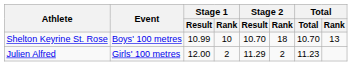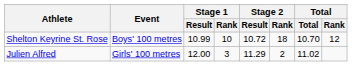(255, 40) 10.70 -> (255, 40) 10.72
(334, 40) 13 -> (334, 40) 12
(227, 54) 2 -> (227, 54) 3
(308, 54) 11.23 -> (308, 54) 11.02
